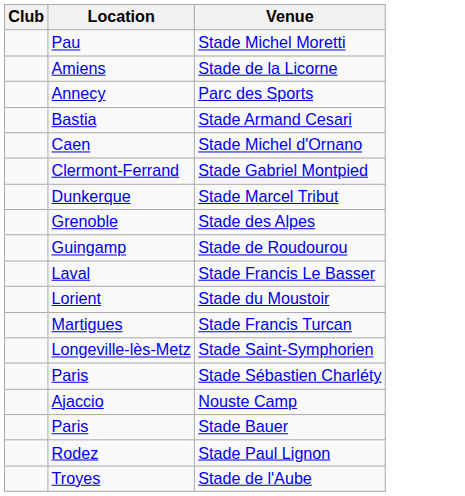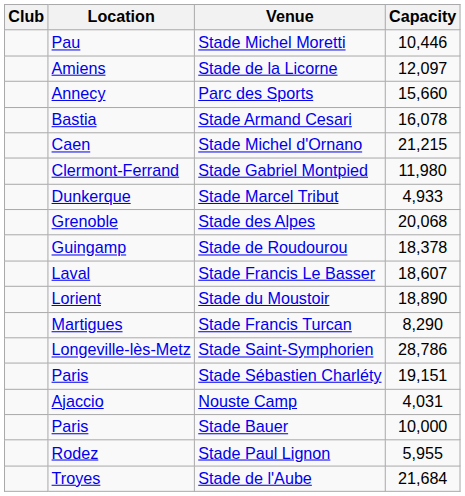+ column: (423, 17)
